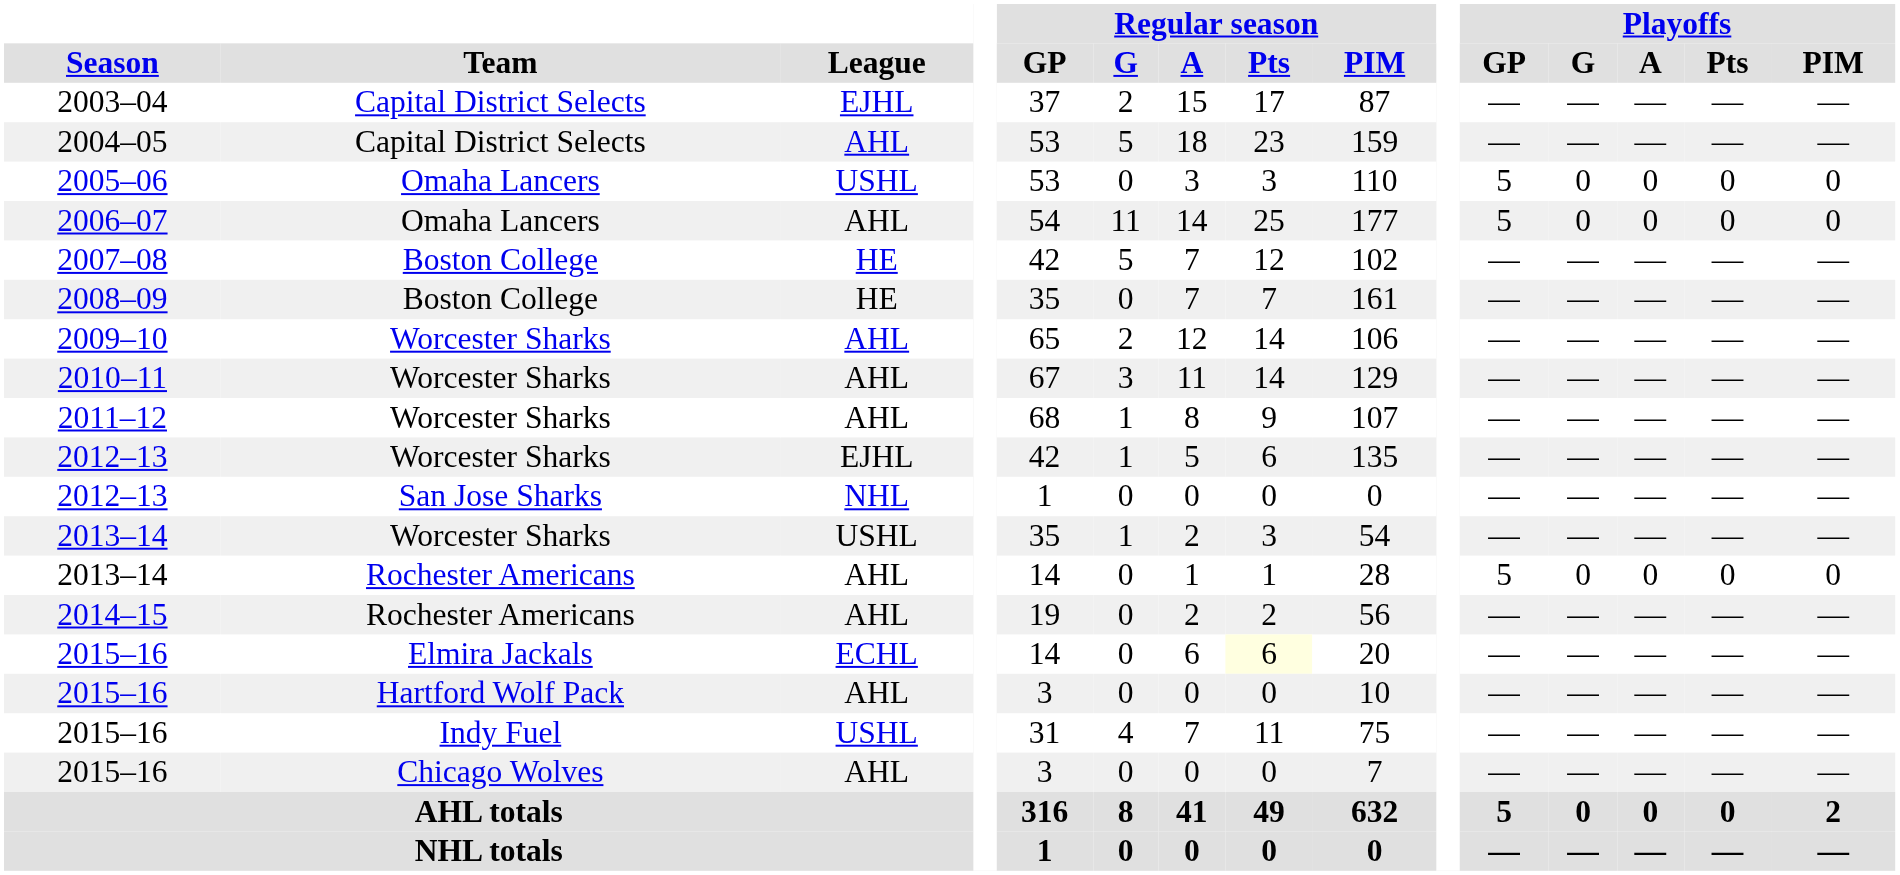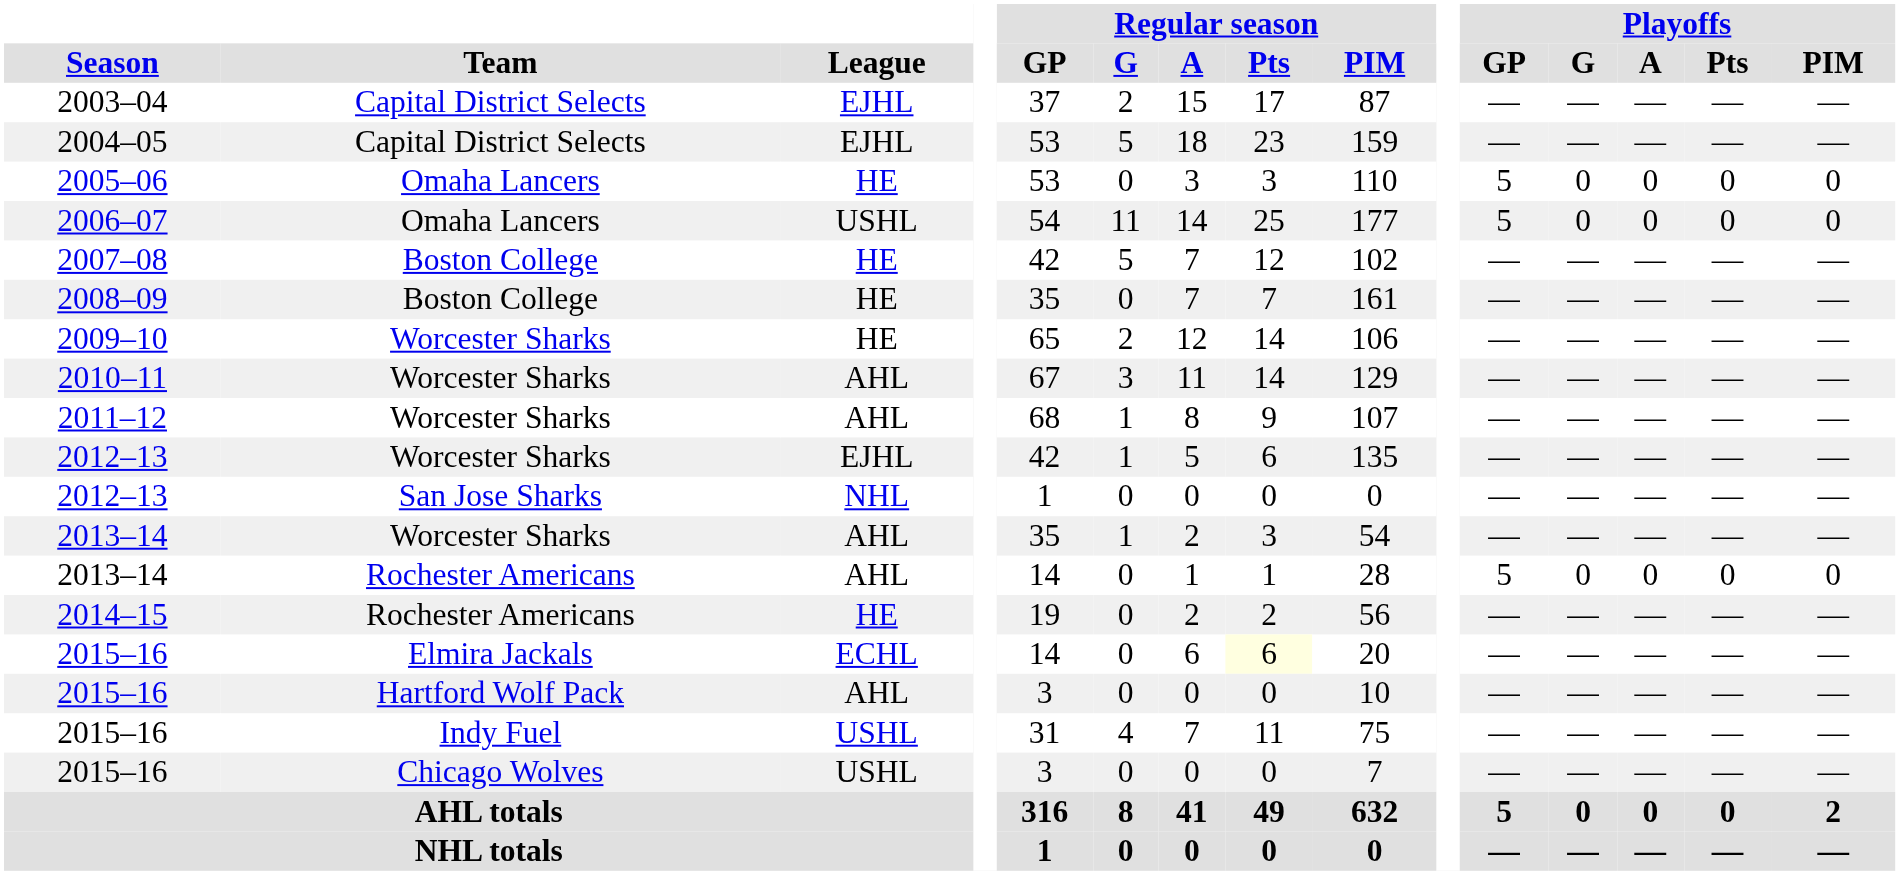(877, 141) AHL -> (877, 141) EJHL
(877, 180) USHL -> (877, 180) HE
(877, 220) AHL -> (877, 220) USHL
(877, 338) AHL -> (877, 338) HE
(877, 535) USHL -> (877, 535) AHL
(877, 614) AHL -> (877, 614) HE
(877, 771) AHL -> (877, 771) USHL
